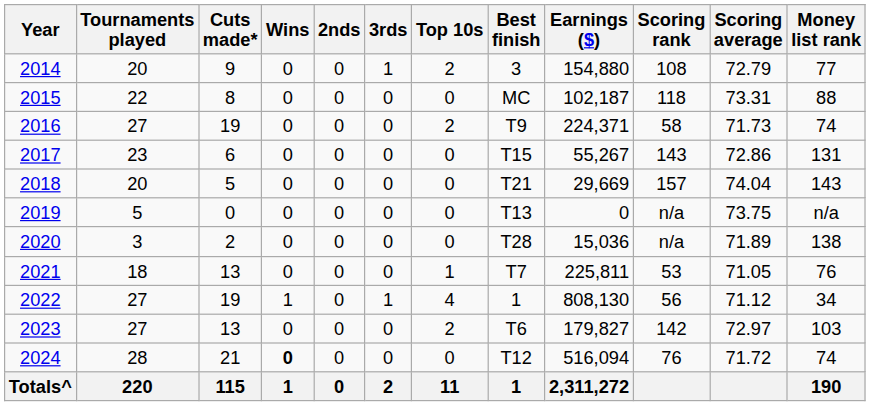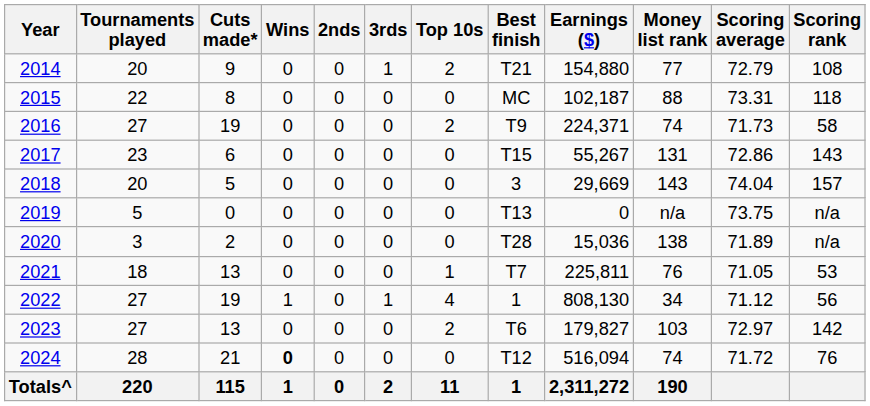columns swapped: (826, 29) <-> (671, 29)
(516, 69) 3 -> (516, 69) T21
(516, 184) T21 -> (516, 184) 3
